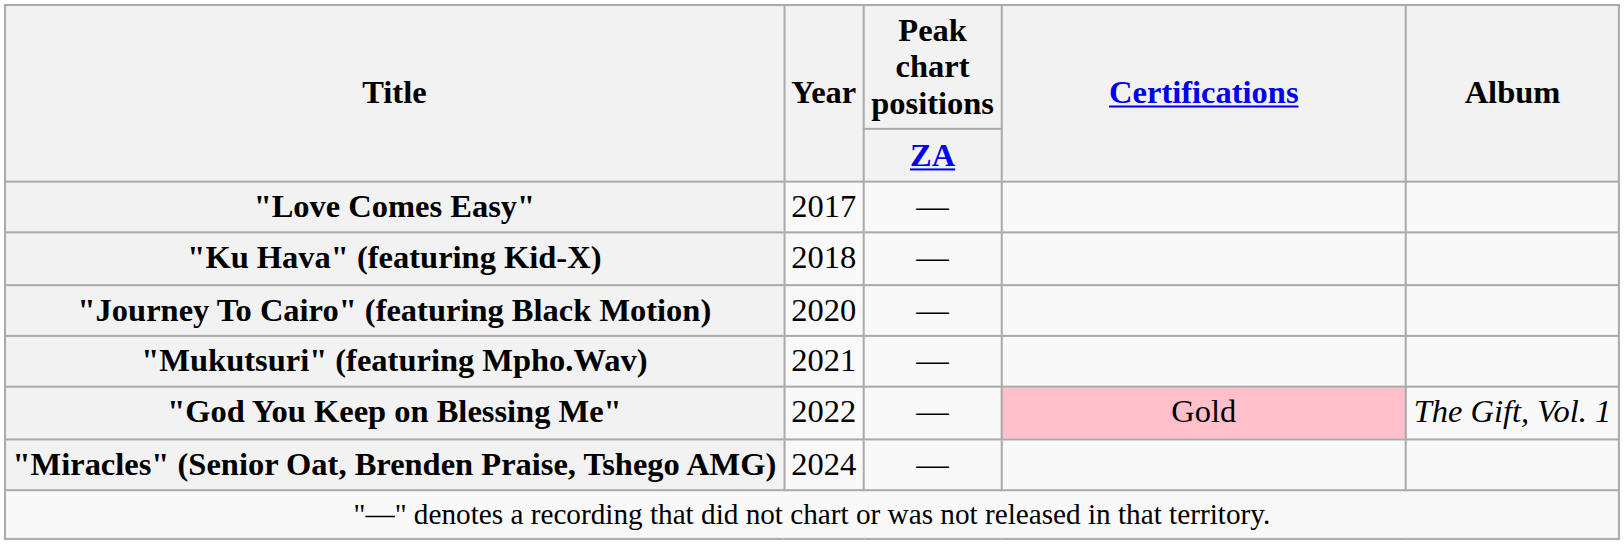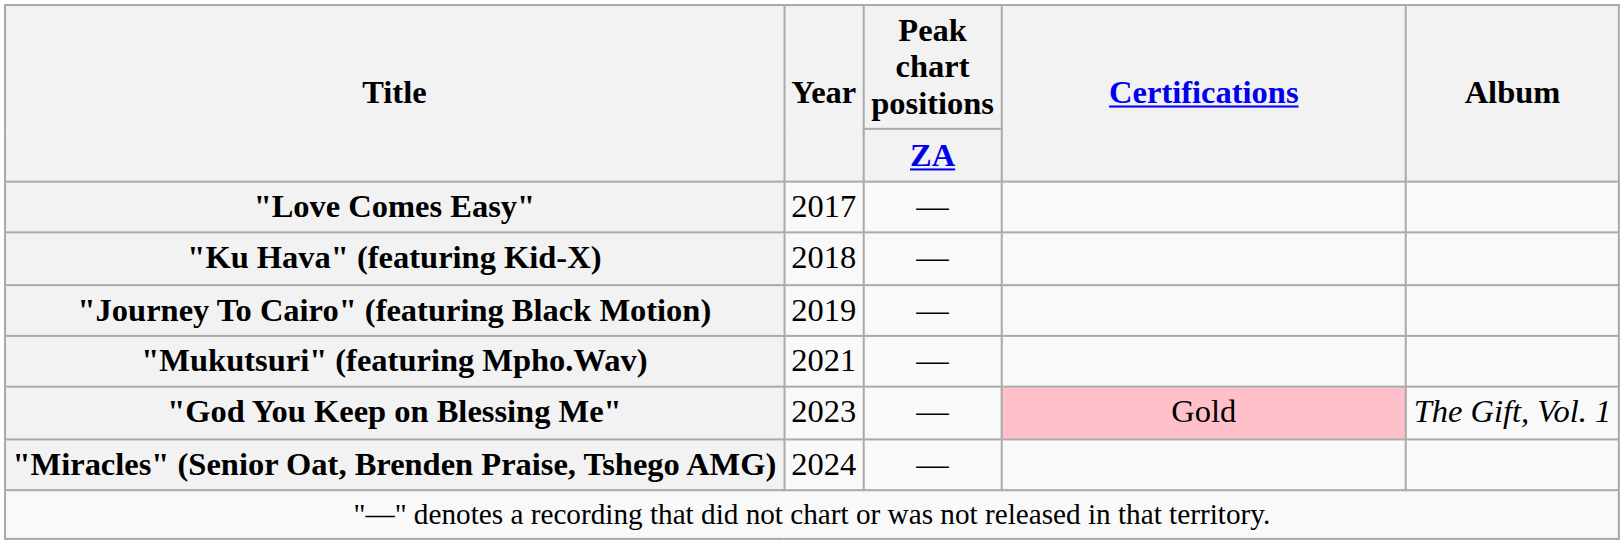(824, 309) 2020 -> (824, 309) 2019
(824, 412) 2022 -> (824, 412) 2023
